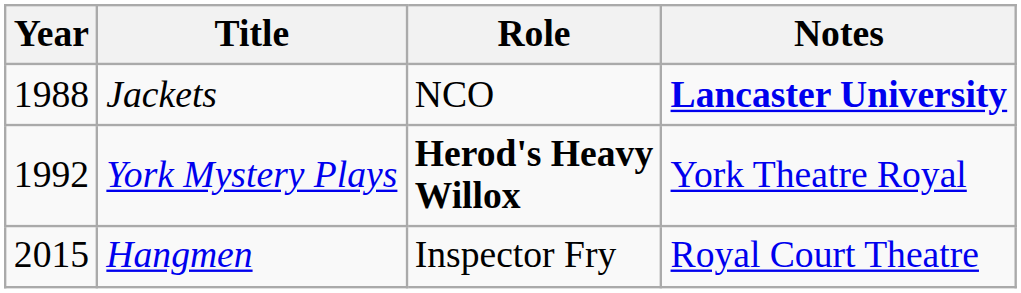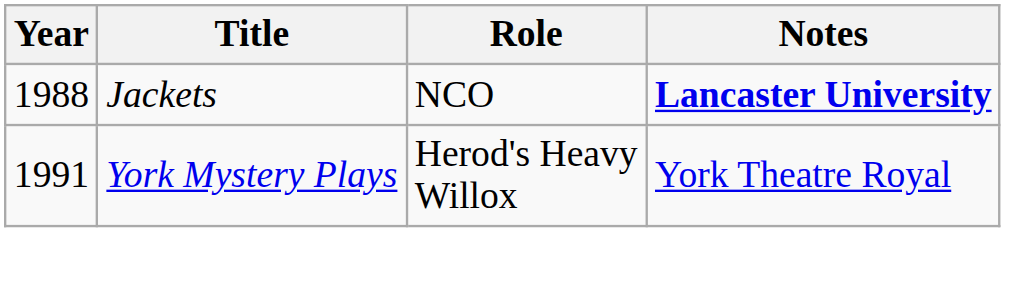(51, 174) 1992 -> (51, 174) 1991
(534, 174) bold -> (526, 174) normal
- row: (179, 255)
